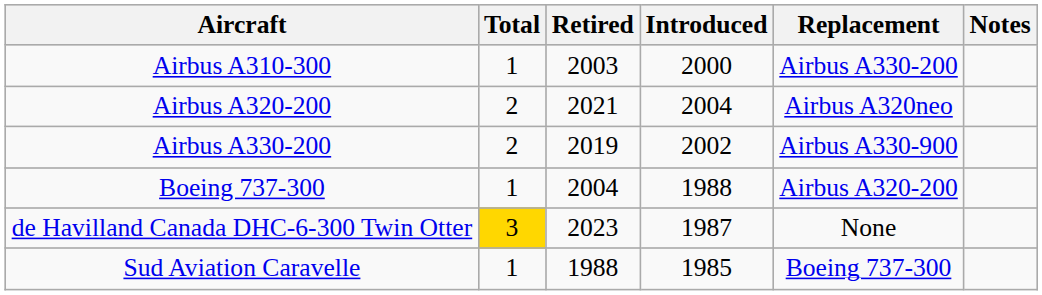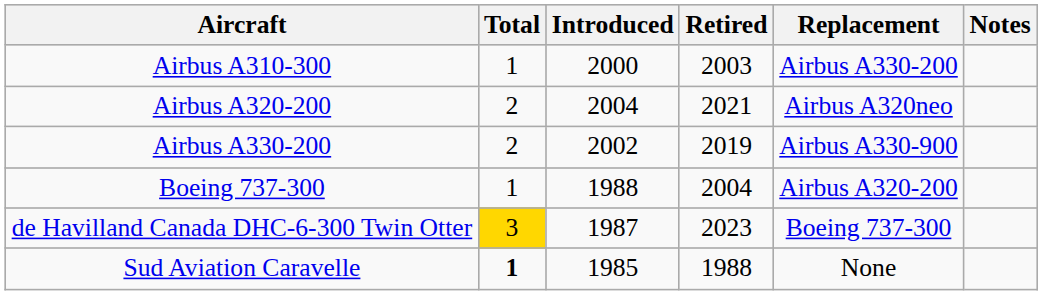columns swapped: (707, 24) <-> (593, 24)
(869, 227) None -> (869, 227) Boeing 737-300
(512, 268) normal -> (512, 268) bold
(869, 268) Boeing 737-300 -> (869, 268) None
